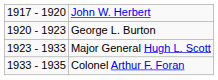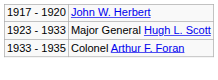- row: (113, 30)
